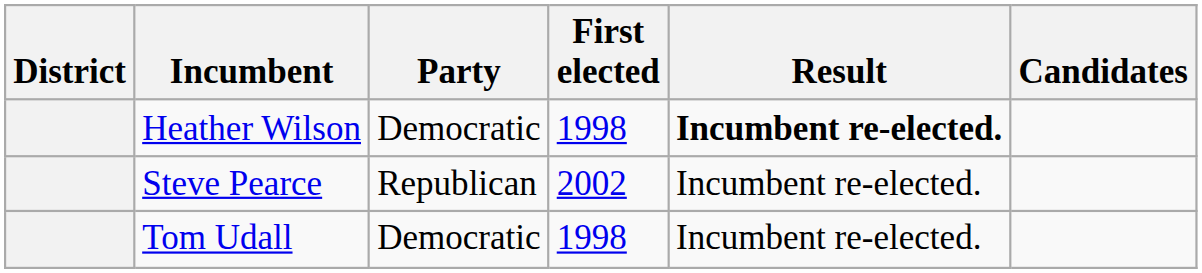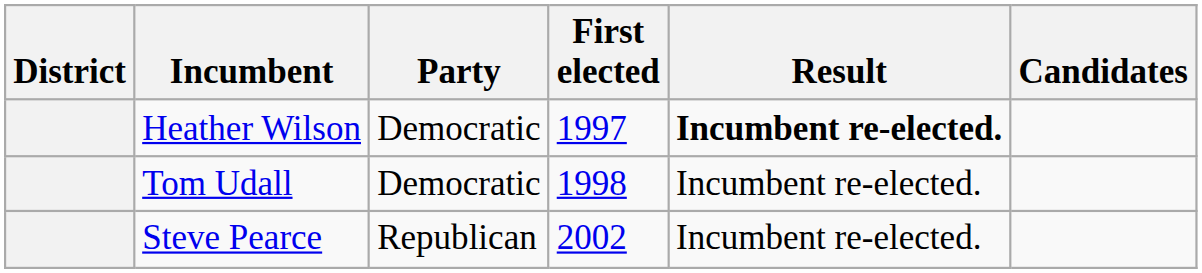(592, 127) 1998 -> (592, 127) 1997
rows swapped: (232, 182) <-> (217, 238)
